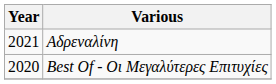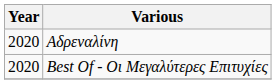(24, 41) 2021 -> (24, 41) 2020
